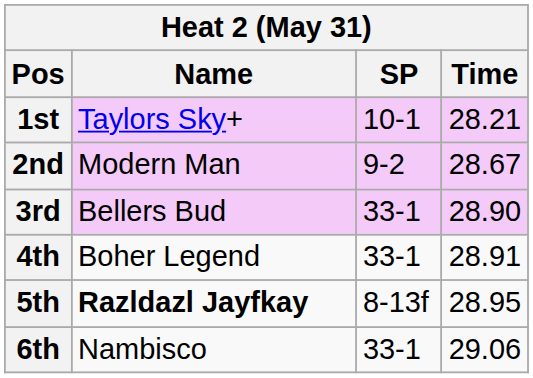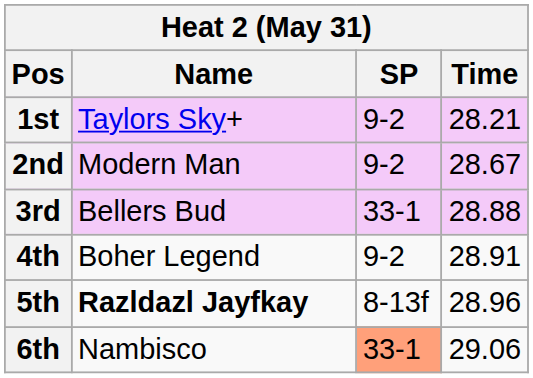(392, 119) 10-1 -> (384, 119) 9-2
(485, 211) 28.90 -> (485, 211) 28.88
(392, 257) 33-1 -> (384, 257) 9-2
(485, 303) 28.95 -> (485, 303) 28.96
(392, 348) no background -> (392, 348) lightsalmon background
